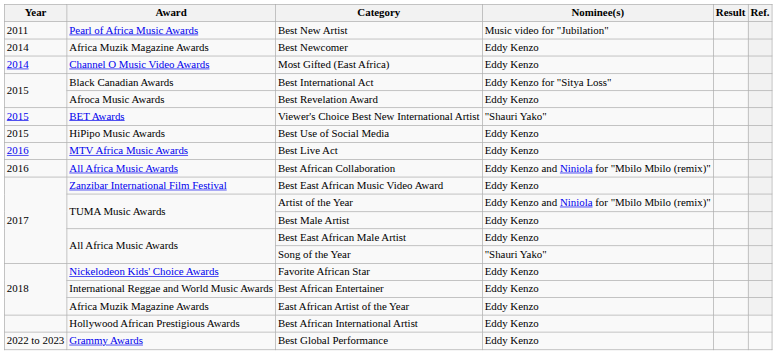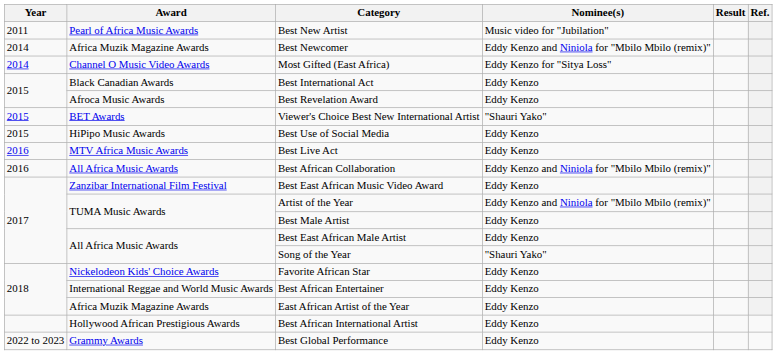(512, 47) Eddy Kenzo -> (598, 47) Eddy Kenzo and Niniola for "Mbilo Mbilo (remix)"
(512, 64) Eddy Kenzo -> (548, 64) Eddy Kenzo for "Sitya Loss"
(548, 82) Eddy Kenzo for "Sitya Loss" -> (512, 82) Eddy Kenzo
